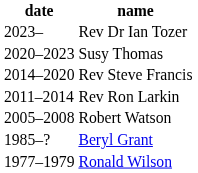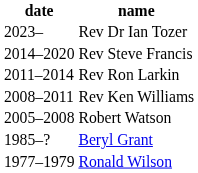- row: (121, 53)
+ row: (136, 97)
